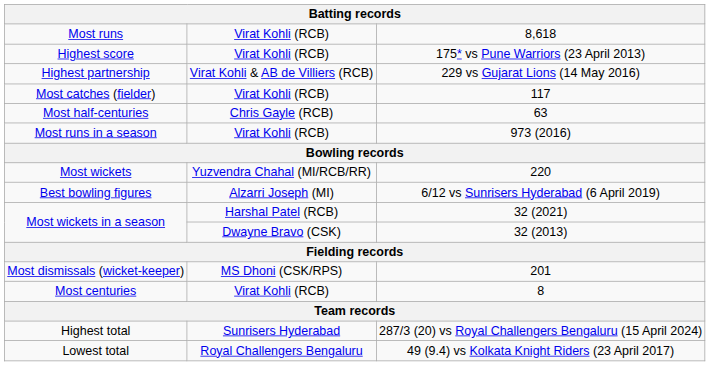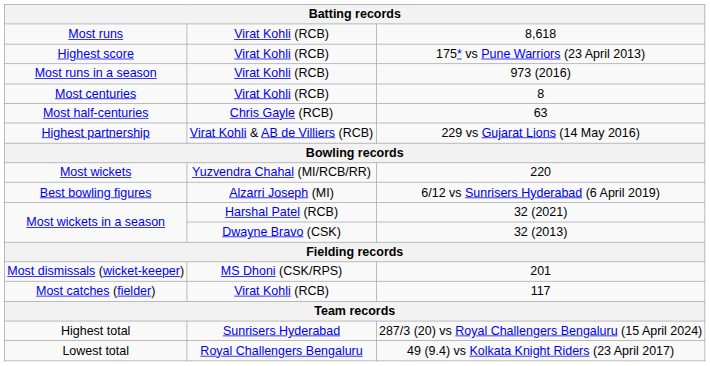rows swapped: (96, 73) <-> (96, 133)
rows swapped: (96, 291) <-> (96, 93)
